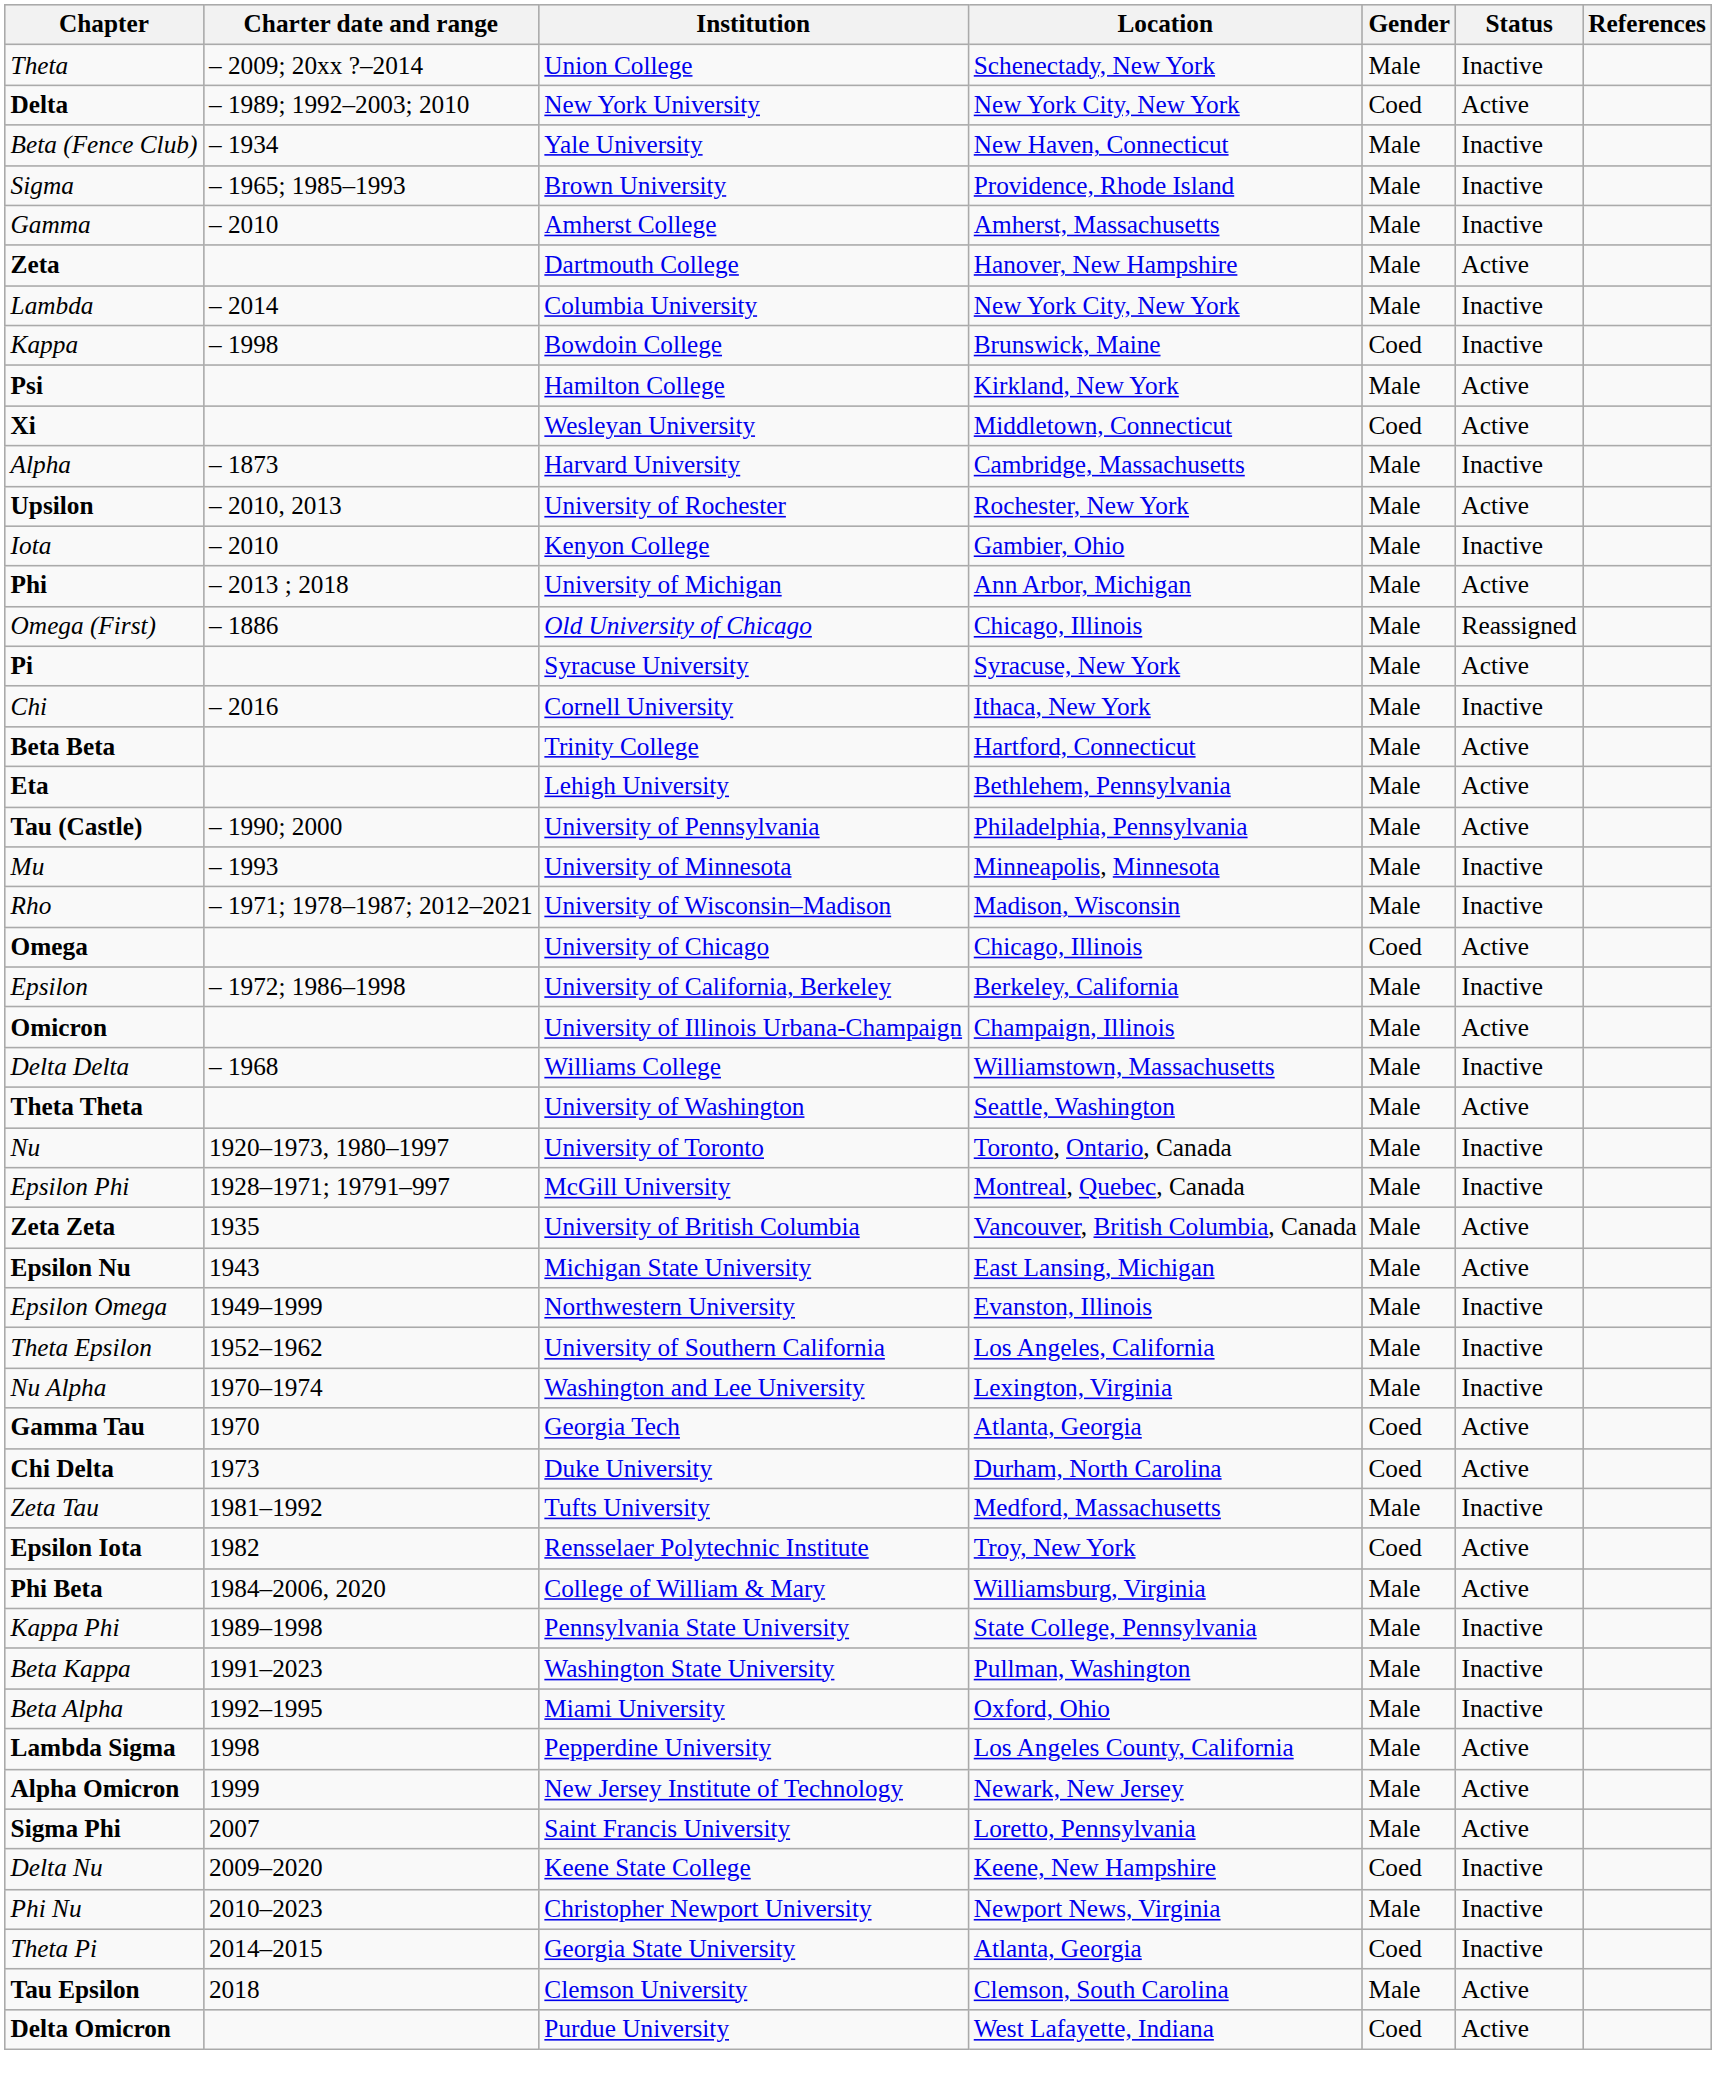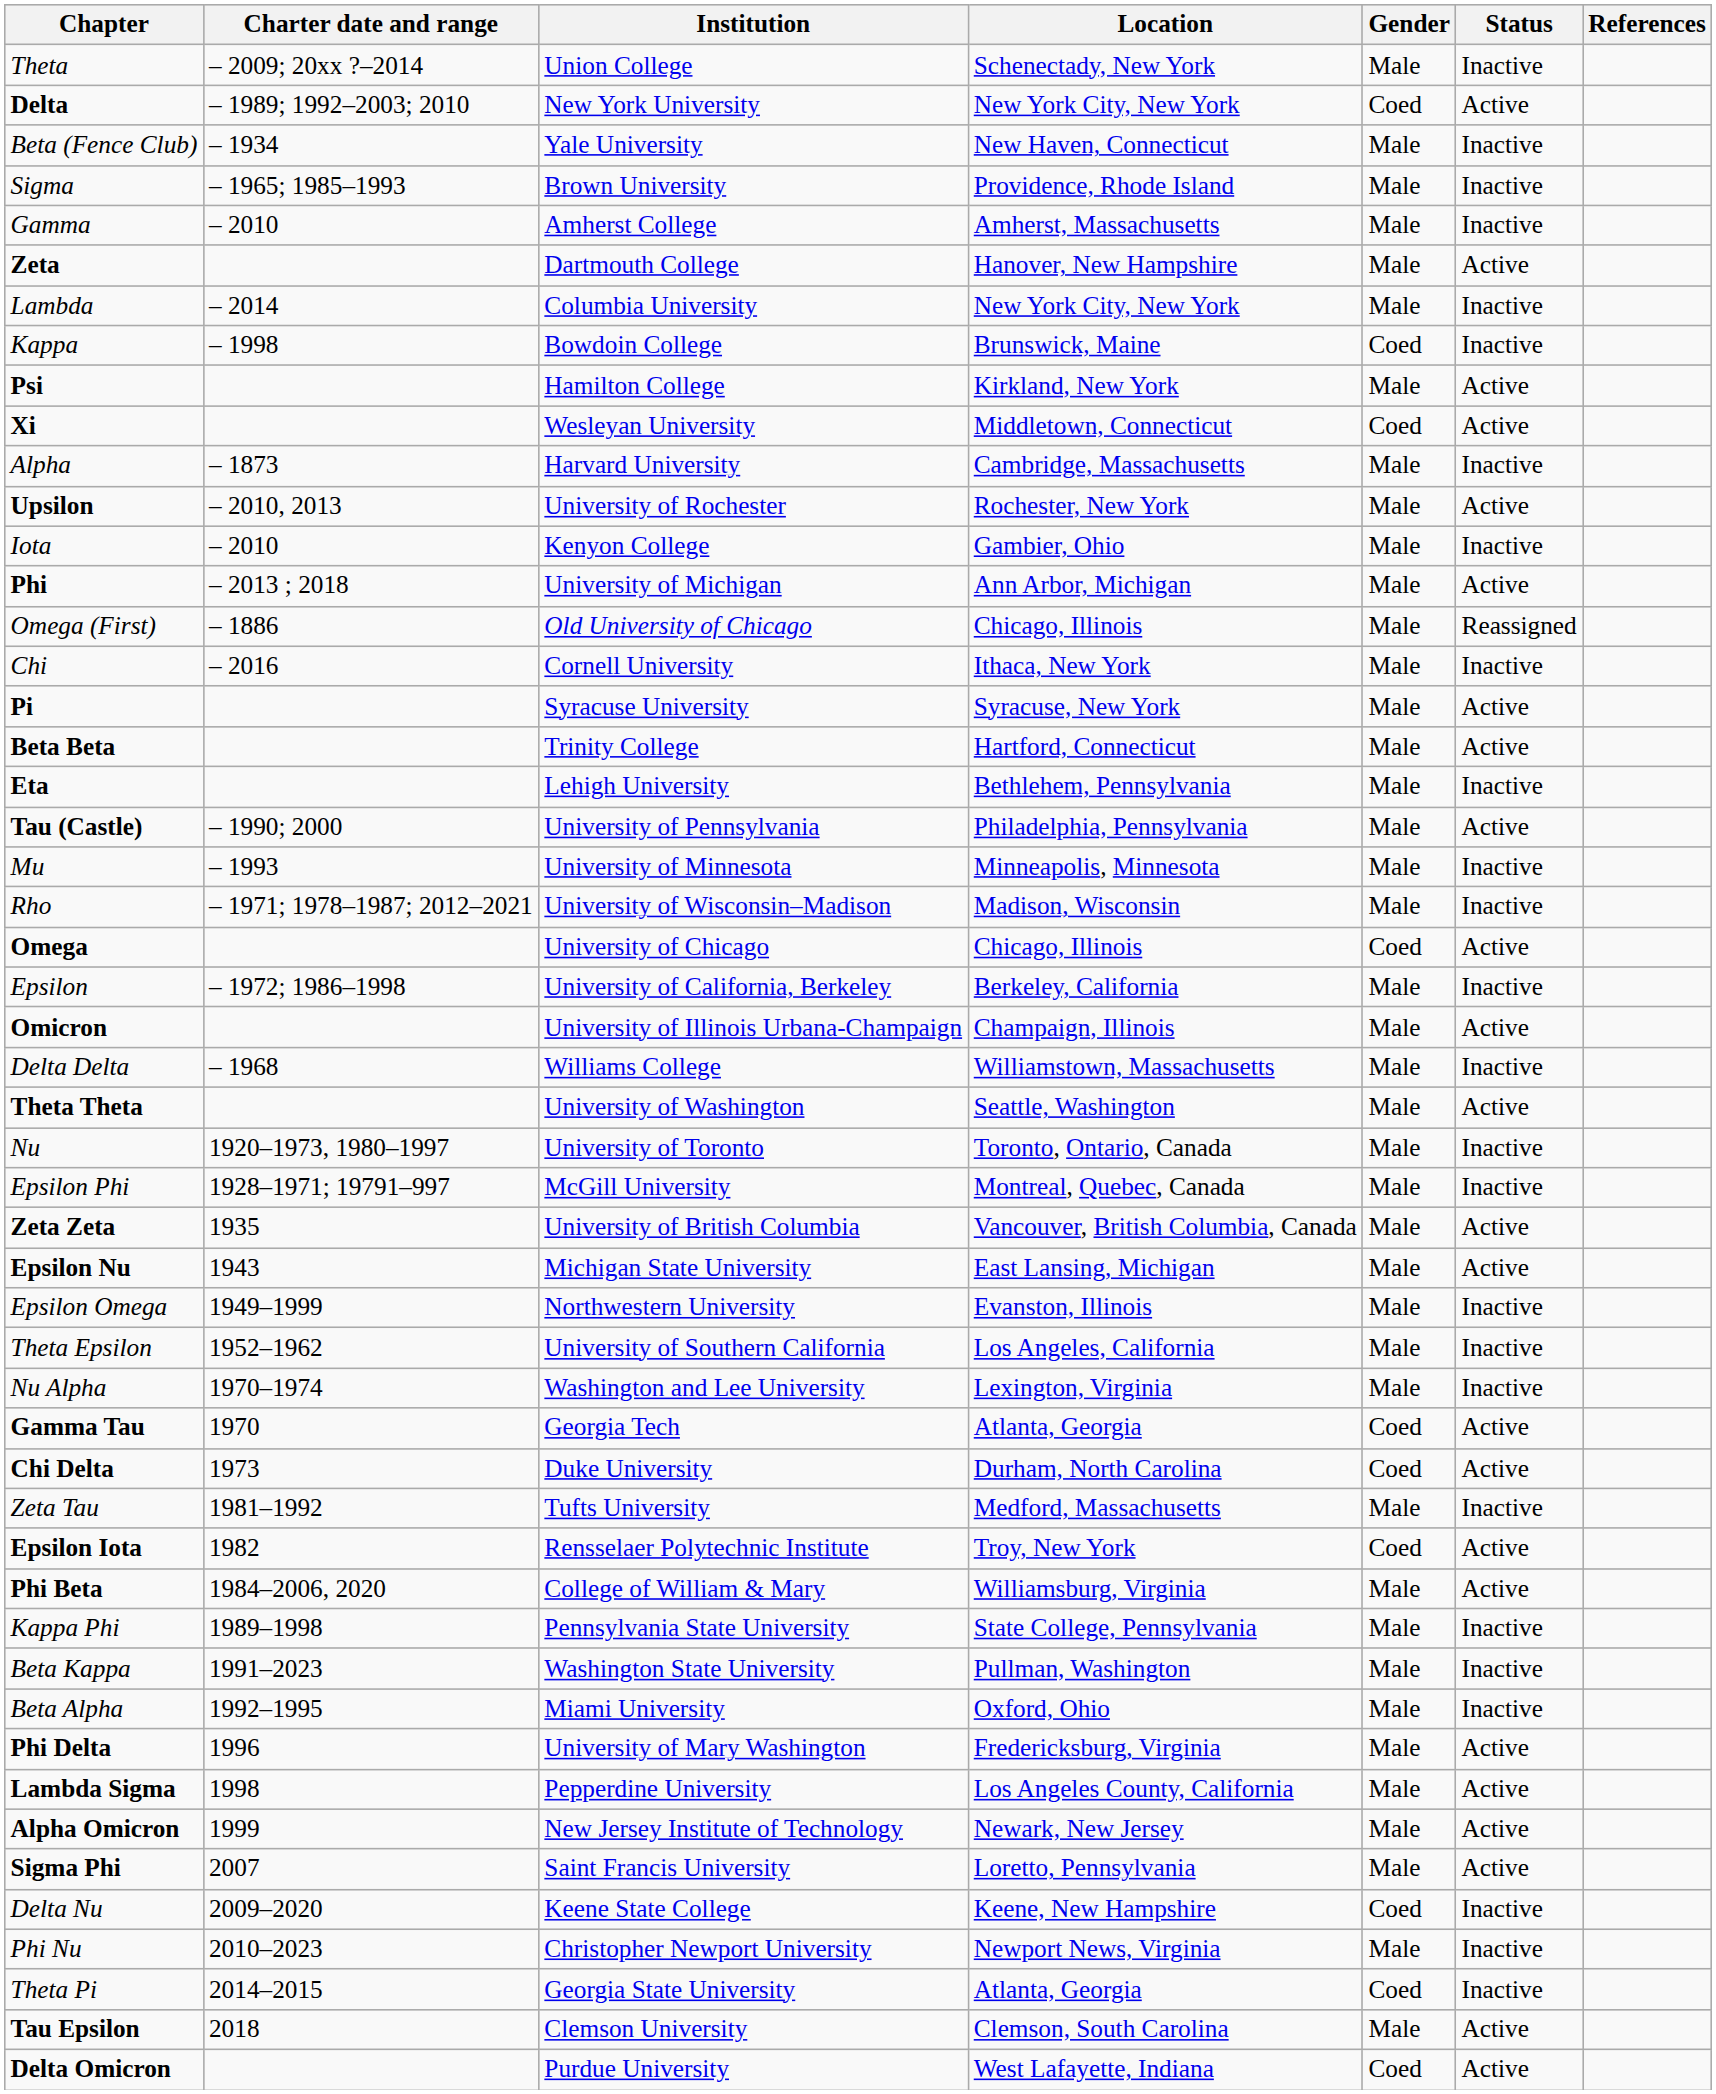rows swapped: (22, 666) <-> (29, 706)
(1495, 786) Active -> (1502, 786) Inactive
+ row: (61, 1748)
